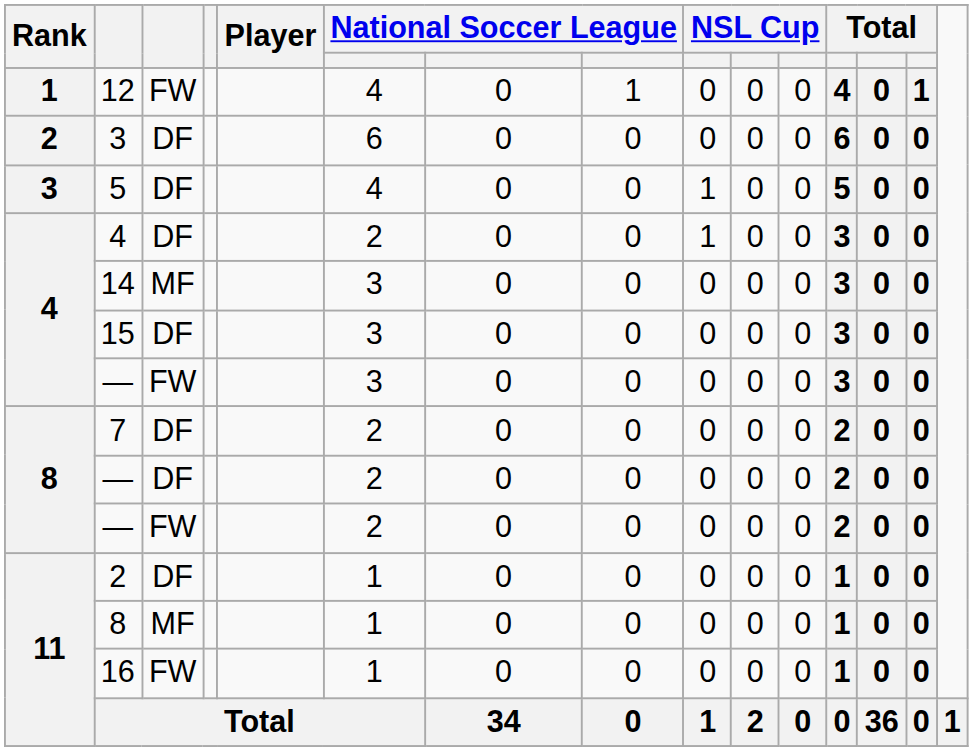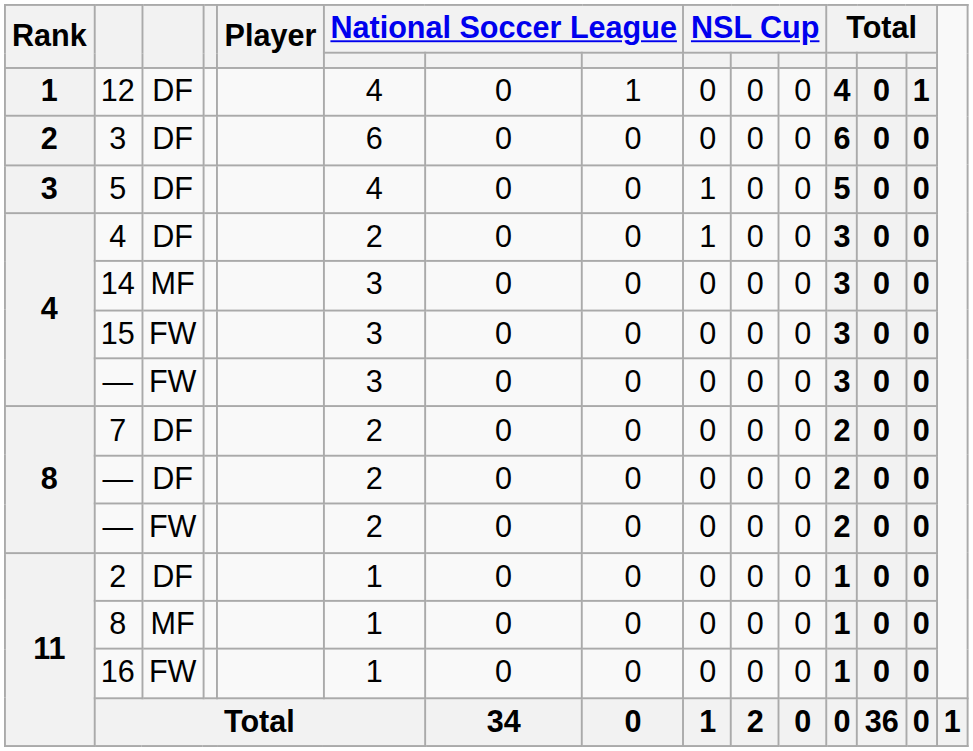(173, 91) FW -> (173, 91) DF
(173, 333) DF -> (173, 333) FW
